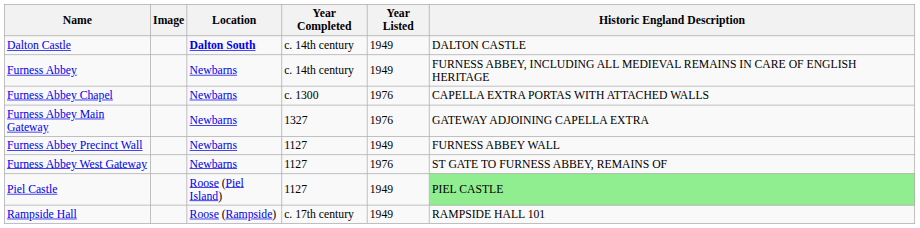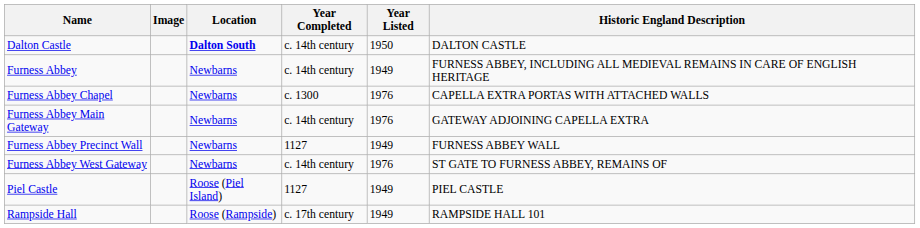(381, 45) 1949 -> (381, 45) 1950
(296, 120) 1327 -> (319, 120) c. 14th century
(296, 164) 1127 -> (319, 164) c. 14th century
(468, 189) lightgreen background -> (468, 189) no background
